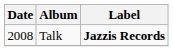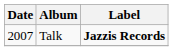(20, 35) 2008 -> (20, 35) 2007
